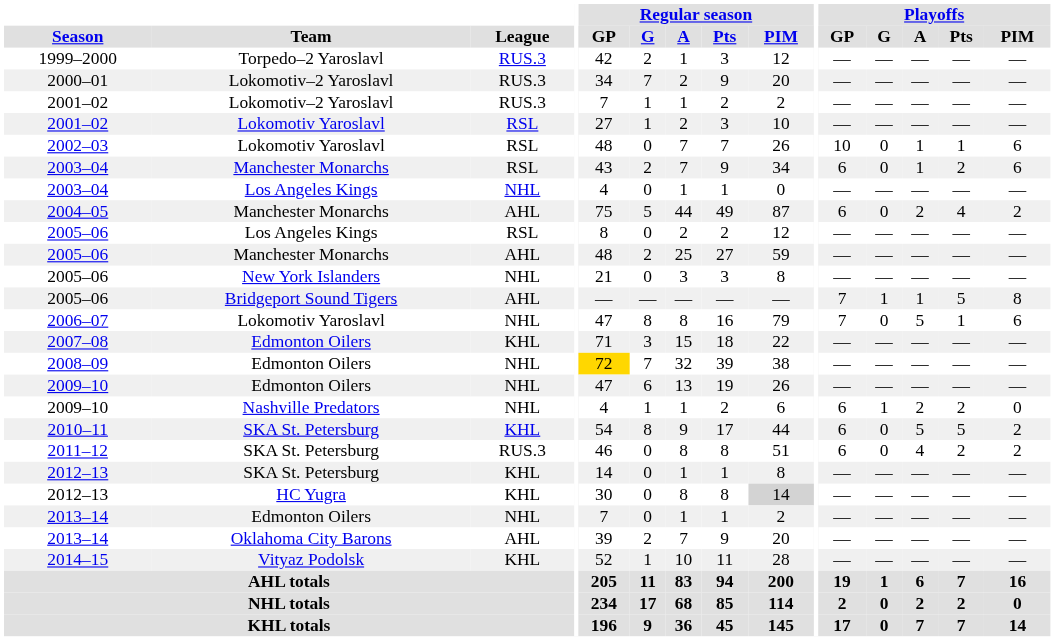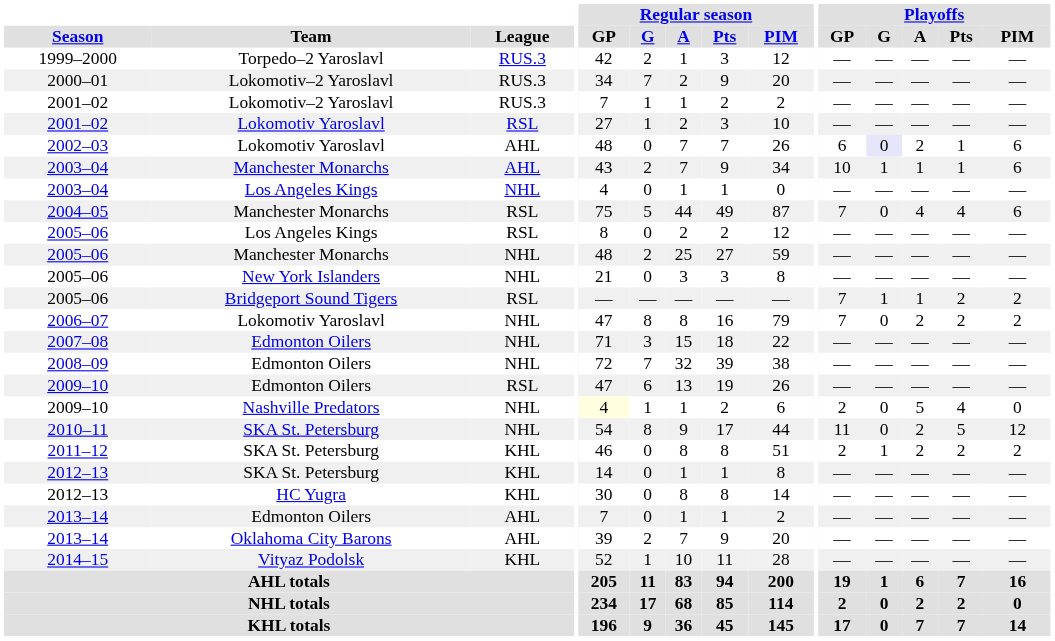(522, 145) RSL -> (522, 145) AHL
(842, 145) 10 -> (842, 145) 6
(884, 145) no background -> (884, 145) lavender background
(920, 145) 1 -> (920, 145) 2
(522, 167) RSL -> (522, 167) AHL
(842, 167) 6 -> (842, 167) 10
(884, 167) 0 -> (884, 167) 1
(961, 167) 2 -> (961, 167) 1
(522, 211) AHL -> (522, 211) RSL
(842, 211) 6 -> (842, 211) 7
(920, 211) 2 -> (920, 211) 4
(1017, 211) 2 -> (1017, 211) 6
(522, 254) AHL -> (522, 254) NHL
(522, 298) AHL -> (522, 298) RSL
(961, 298) 5 -> (961, 298) 2
(1017, 298) 8 -> (1017, 298) 2
(920, 320) 5 -> (920, 320) 2
(961, 320) 1 -> (961, 320) 2
(1017, 320) 6 -> (1017, 320) 2
(522, 341) KHL -> (522, 341) NHL
(604, 363) gold background -> (604, 363) no background
(522, 385) NHL -> (522, 385) RSL
(604, 407) no background -> (604, 407) lightyellow background
(842, 407) 6 -> (842, 407) 2
(884, 407) 1 -> (884, 407) 0
(920, 407) 2 -> (920, 407) 5
(961, 407) 2 -> (961, 407) 4
(522, 429) KHL -> (522, 429) NHL
(842, 429) 6 -> (842, 429) 11
(920, 429) 5 -> (920, 429) 2
(1017, 429) 2 -> (1017, 429) 12
(522, 450) RUS.3 -> (522, 450) KHL
(842, 450) 6 -> (842, 450) 2
(884, 450) 0 -> (884, 450) 1
(920, 450) 4 -> (920, 450) 2
(781, 494) lightgrey background -> (781, 494) no background
(522, 516) NHL -> (522, 516) AHL
